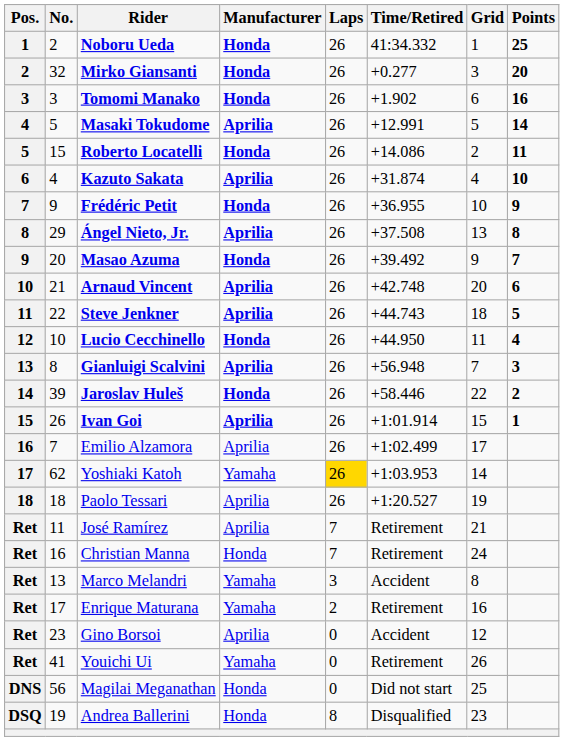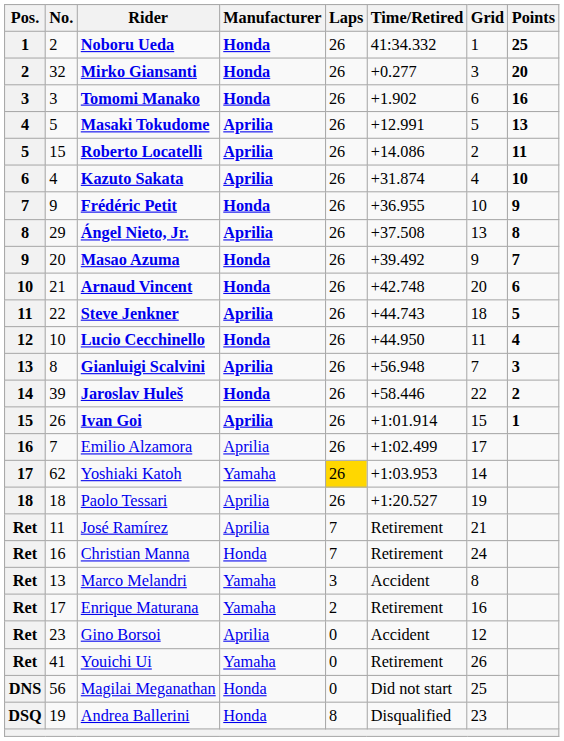(520, 125) 14 -> (520, 125) 13
(247, 152) Honda -> (248, 152) Aprilia
(248, 286) Aprilia -> (247, 286) Honda
